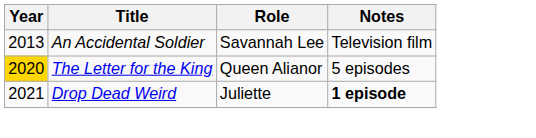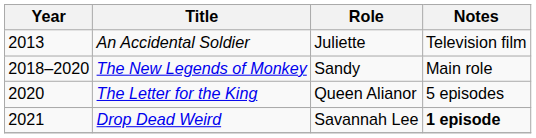(272, 42) Savannah Lee -> (340, 42) Juliette
+ row: (202, 68)
(26, 68) gold background -> (26, 94) no background
(245, 94) Juliette -> (366, 119) Savannah Lee
